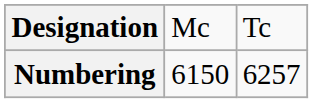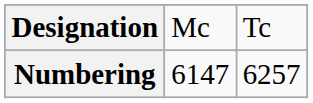(200, 73) 6150 -> (200, 73) 6147
